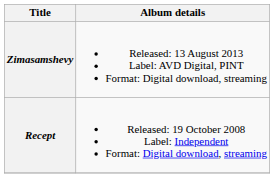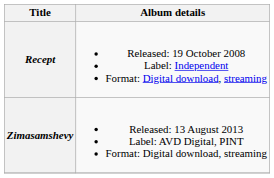rows swapped: (40, 135) <-> (40, 59)
